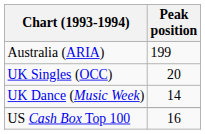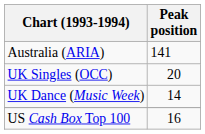(161, 52) 199 -> (161, 52) 141
